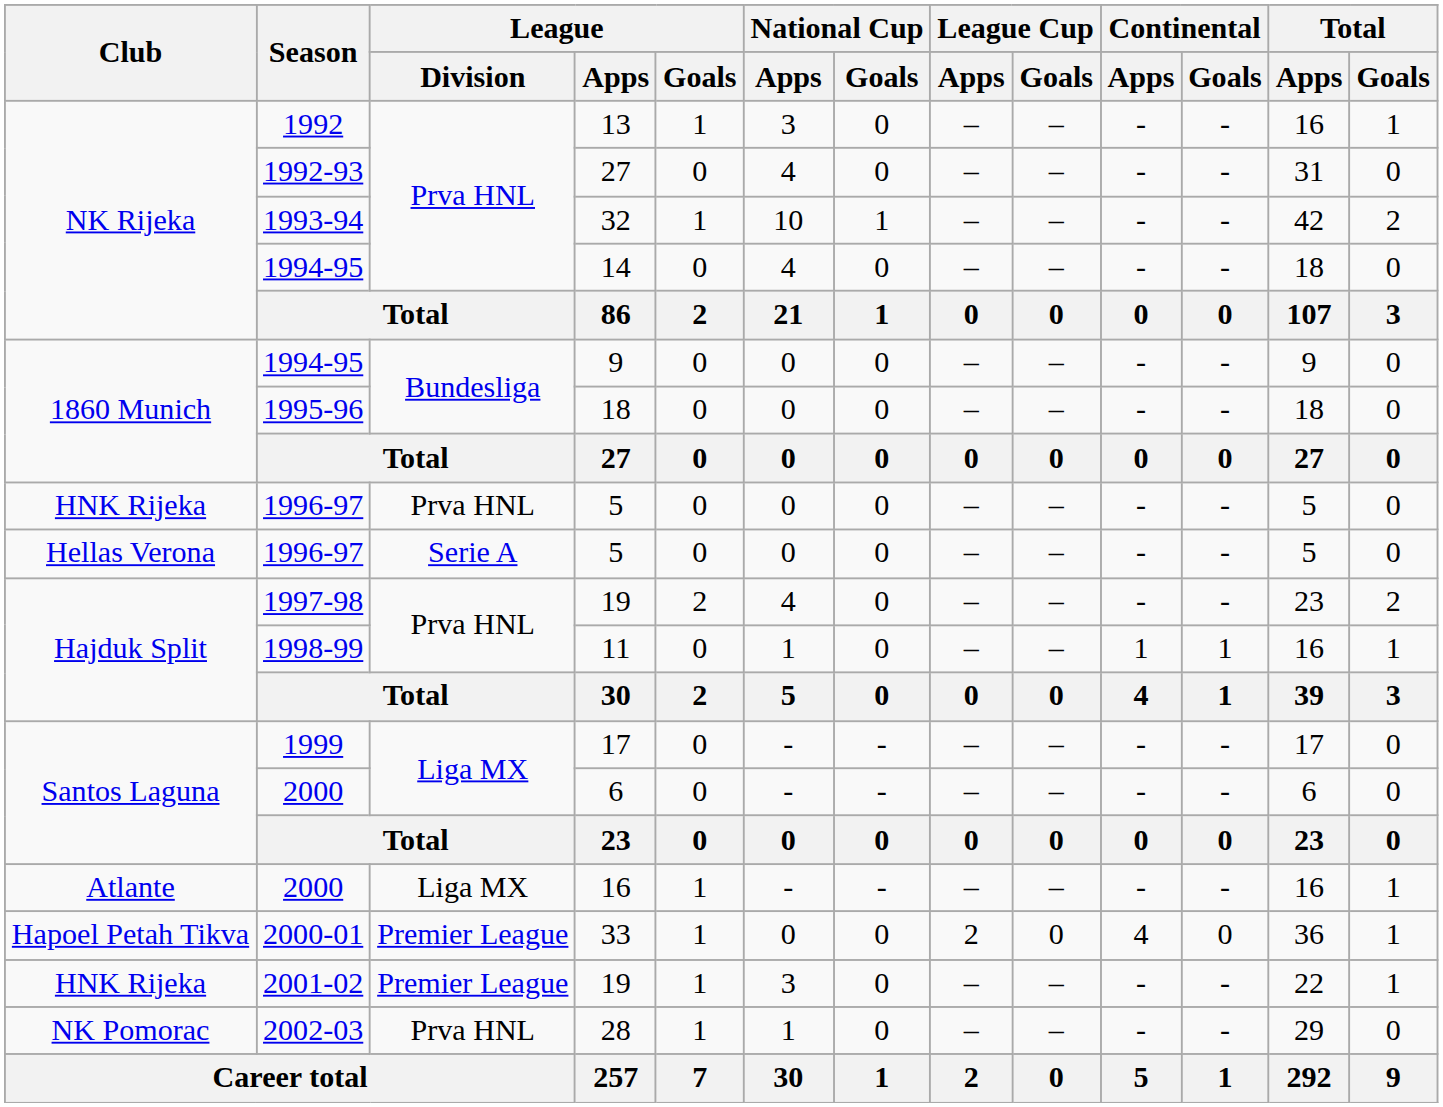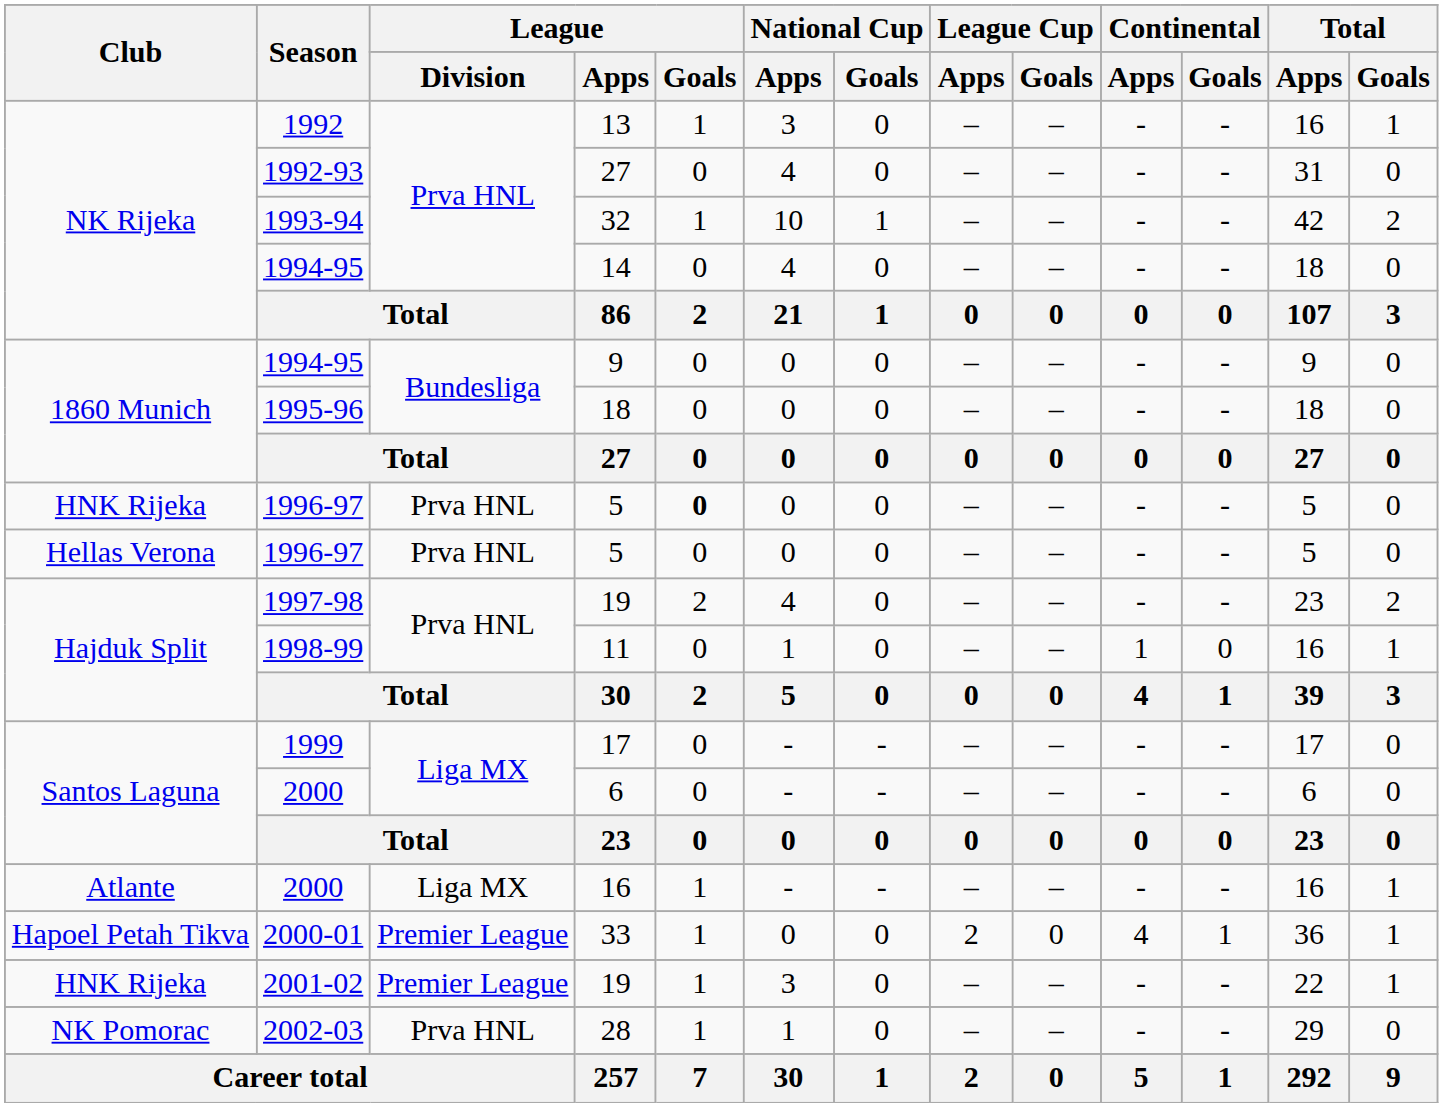(700, 505) normal -> (700, 505) bold
(473, 553) Serie A -> (473, 553) Prva HNL
(1225, 648) 1 -> (1225, 648) 0
(1225, 934) 0 -> (1225, 934) 1
